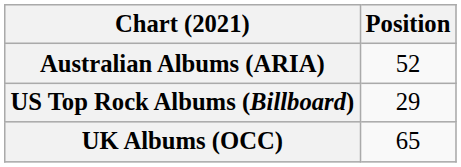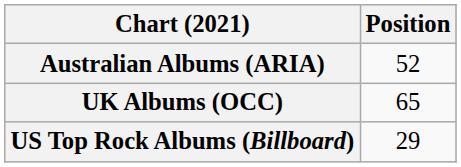rows swapped: (182, 141) <-> (182, 102)
